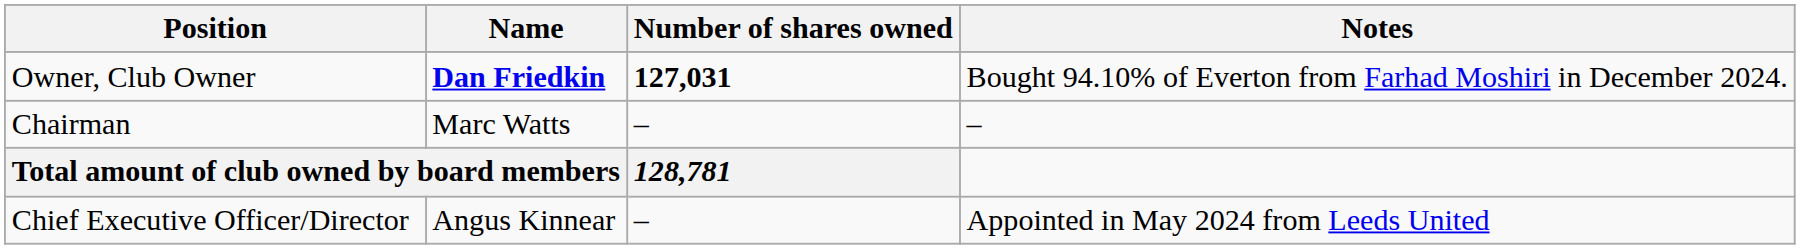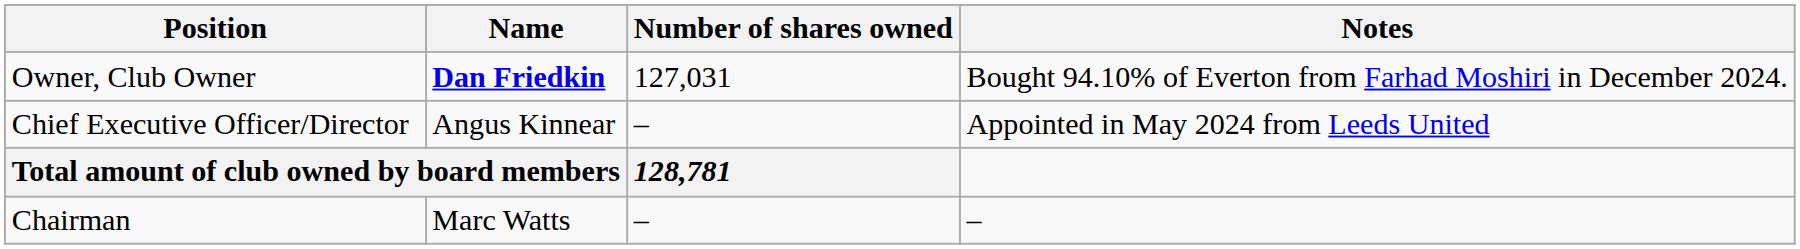(683, 76) bold -> (683, 76) normal
rows swapped: (71, 123) <-> (210, 219)
